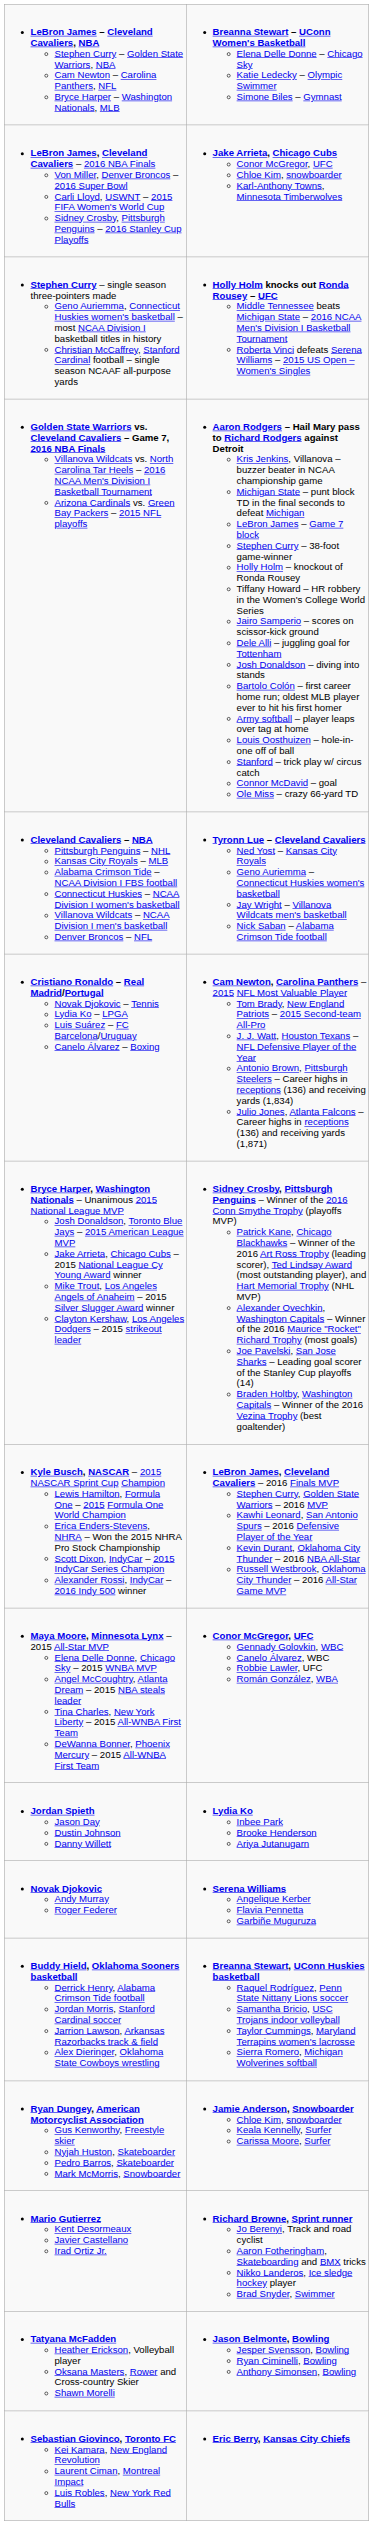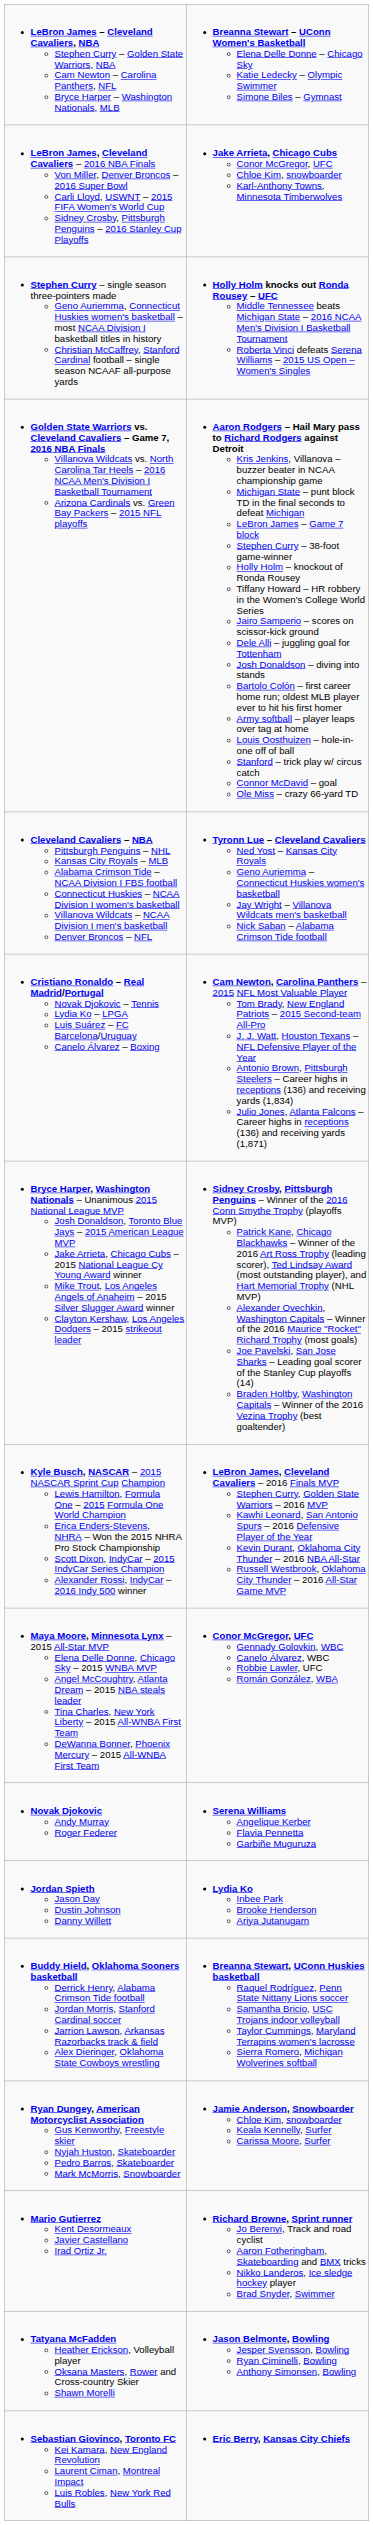rows swapped: (95, 1827) <-> (95, 1899)
